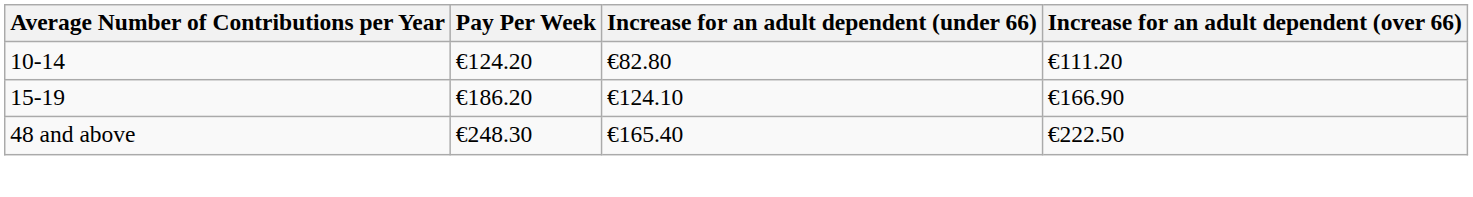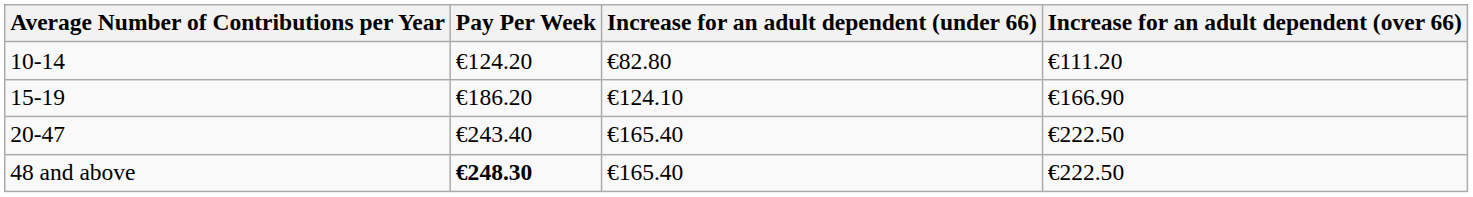+ row: (38, 135)
(494, 135) normal -> (494, 172) bold
